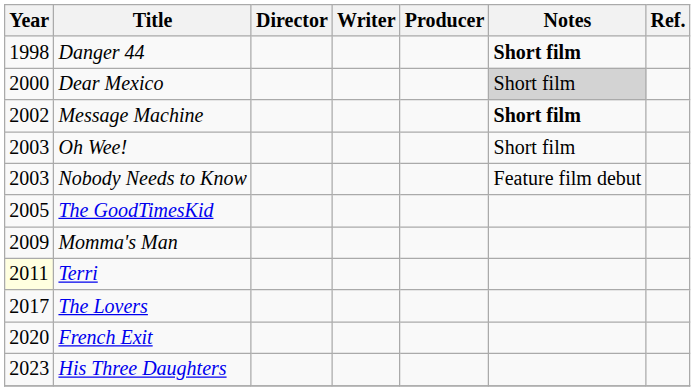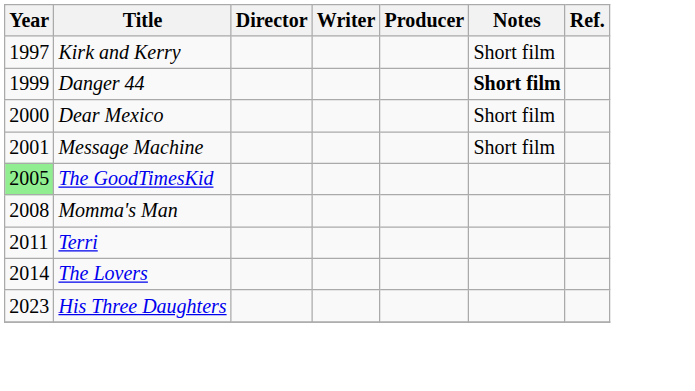+ row: (120, 52)
(29, 52) 1998 -> (29, 83) 1999
(534, 83) lightgrey background -> (514, 115) no background
(29, 115) 2002 -> (29, 147) 2001
(537, 115) bold -> (514, 147) normal
- row: (93, 147)
- row: (153, 178)
(29, 210) no background -> (29, 178) lightgreen background
(29, 242) 2009 -> (29, 210) 2008
(29, 274) lightyellow background -> (29, 242) no background
(29, 305) 2017 -> (29, 274) 2014
- row: (106, 337)
